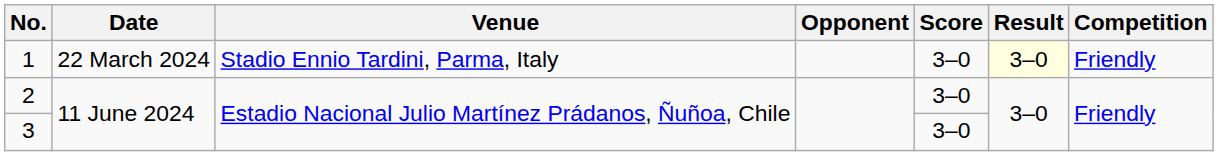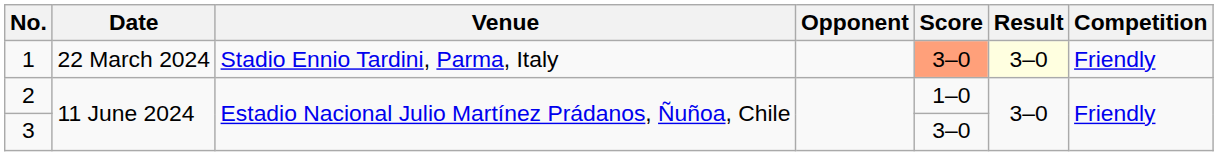(951, 58) no background -> (951, 58) lightsalmon background
(951, 95) 3–0 -> (951, 95) 1–0
